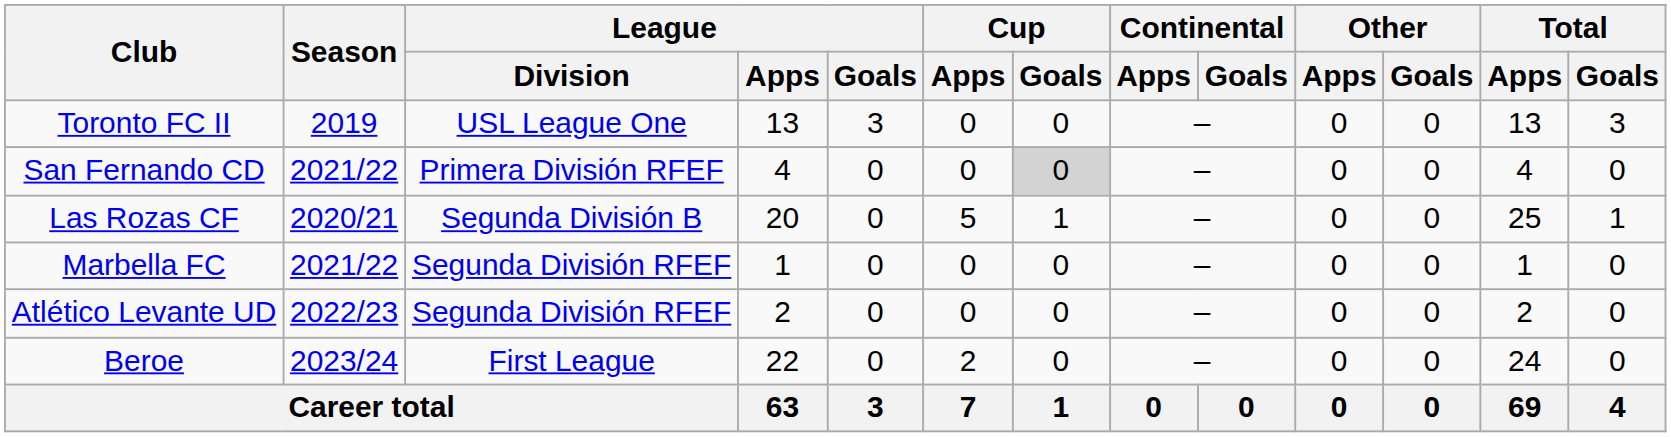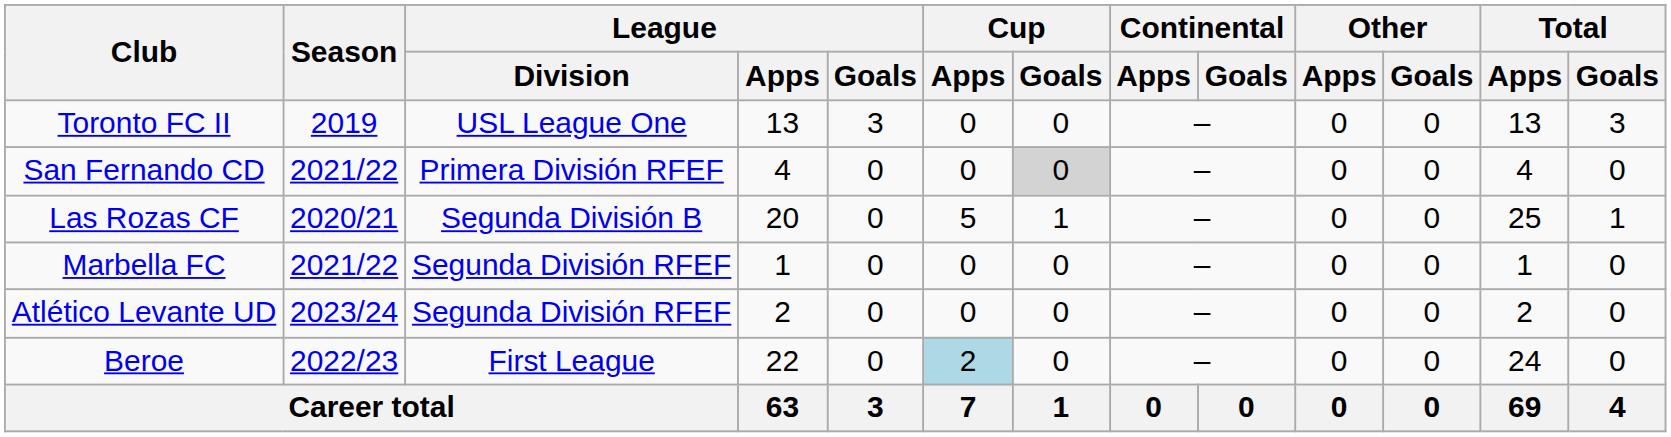(344, 312) 2022/23 -> (344, 312) 2023/24
(344, 360) 2023/24 -> (344, 360) 2022/23
(968, 360) no background -> (968, 360) lightblue background
